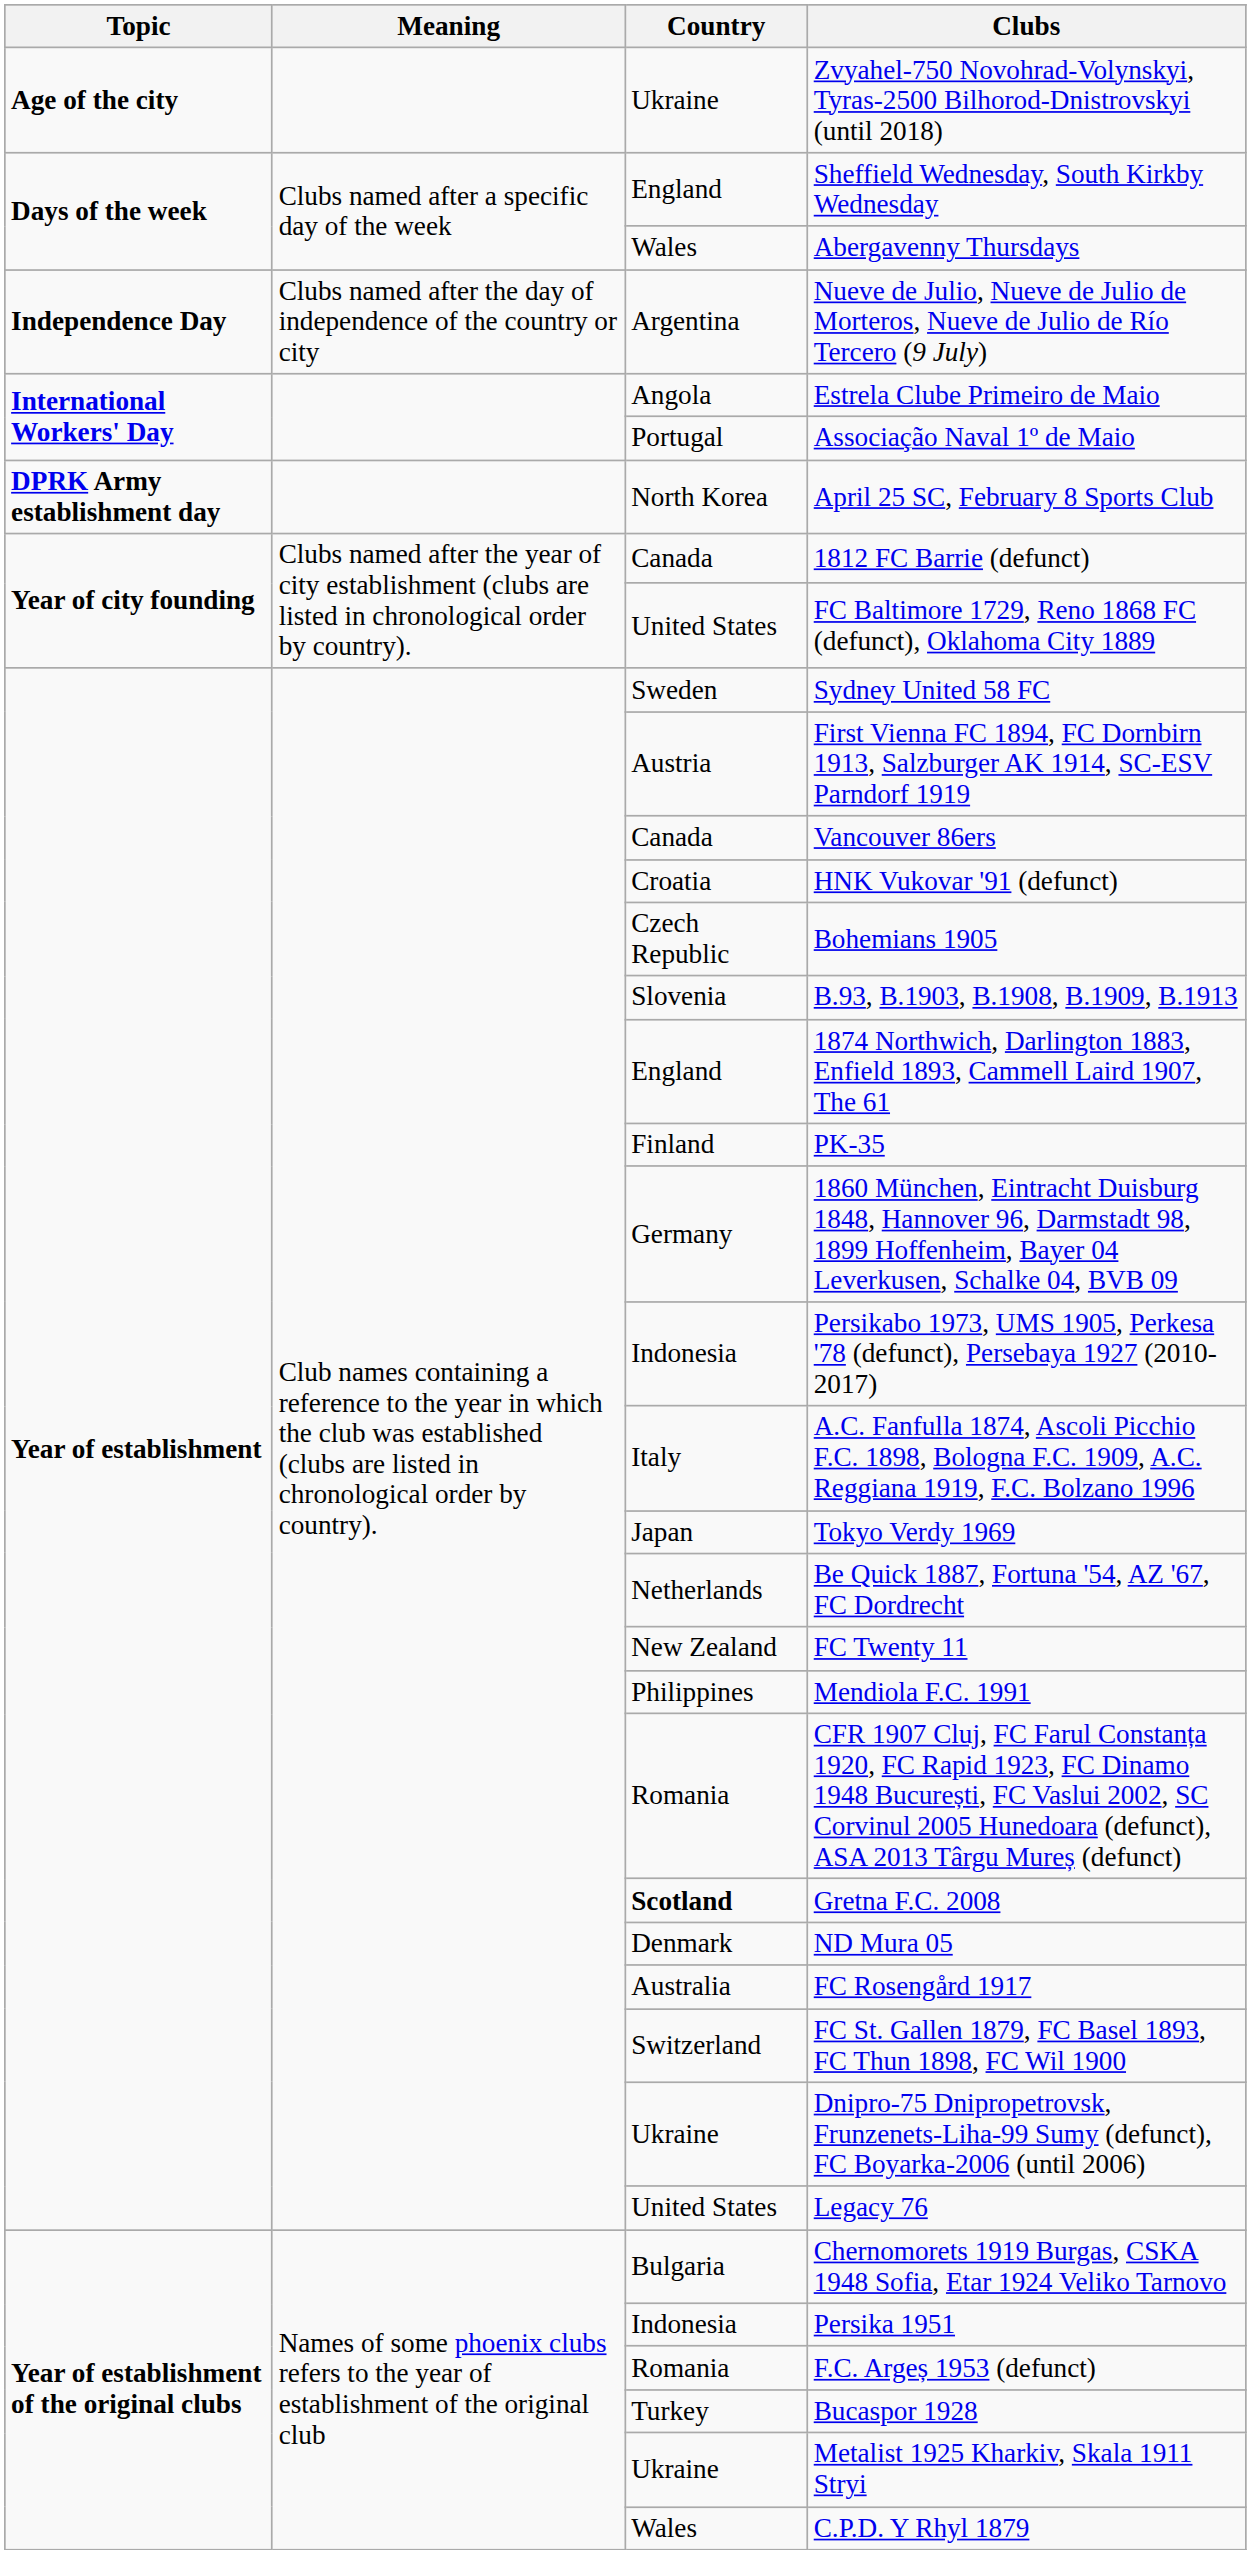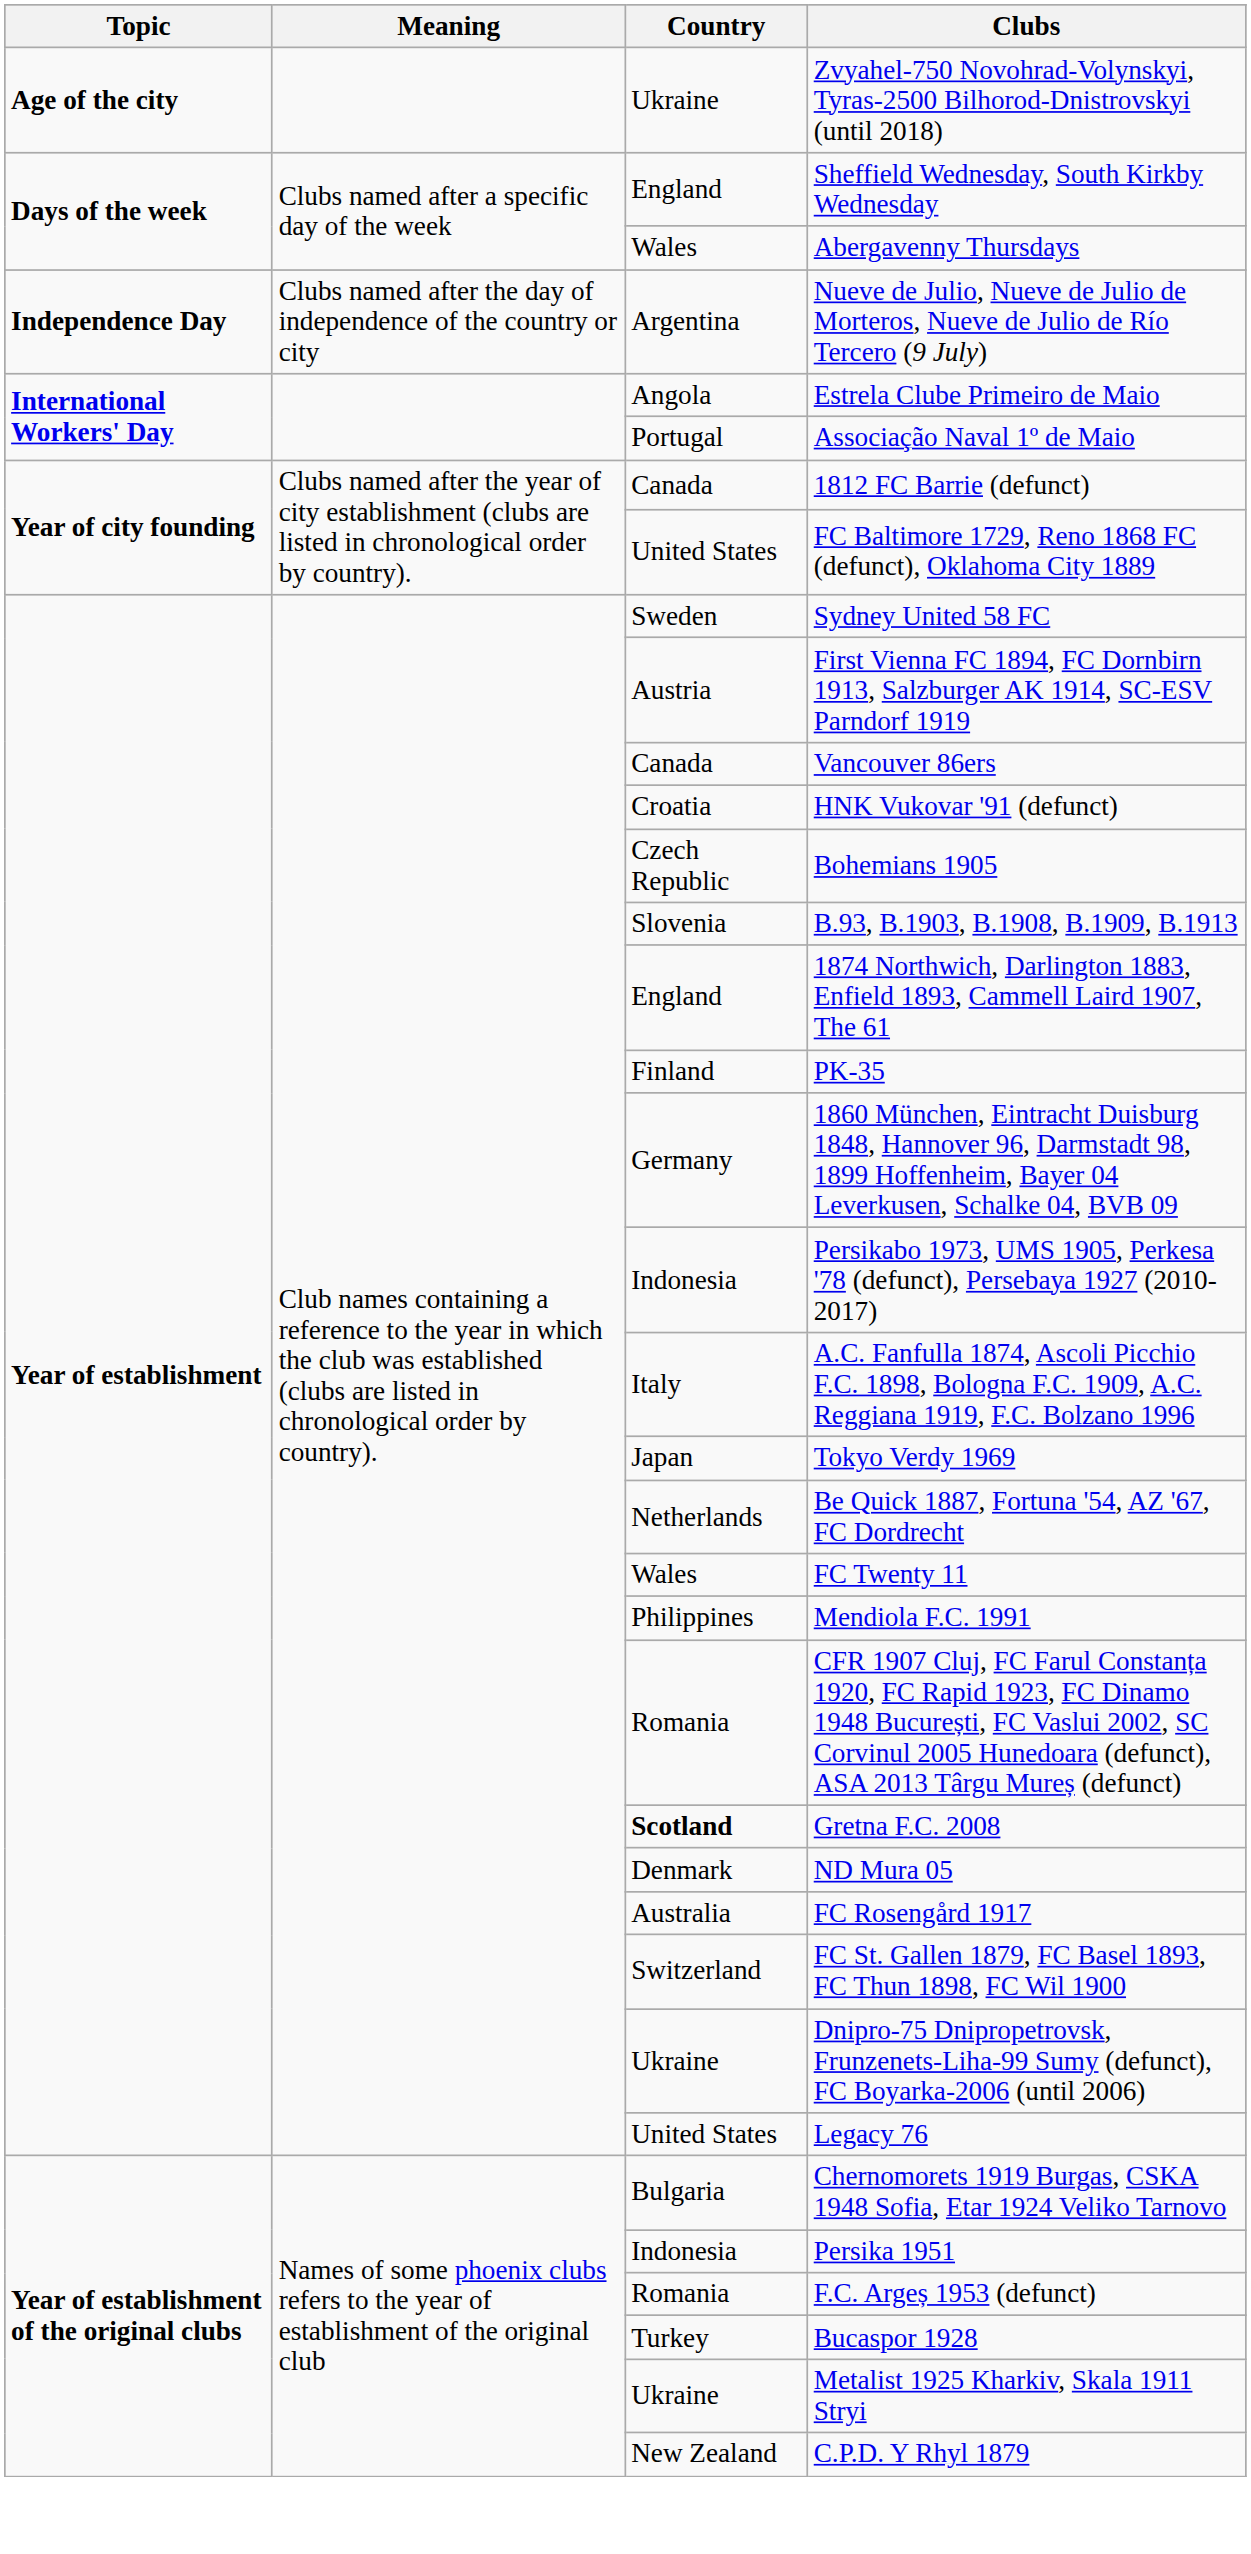- row: (1014, 496)
(704, 1648) New Zealand -> (664, 1574) Wales
(664, 2527) Wales -> (704, 2453) New Zealand
